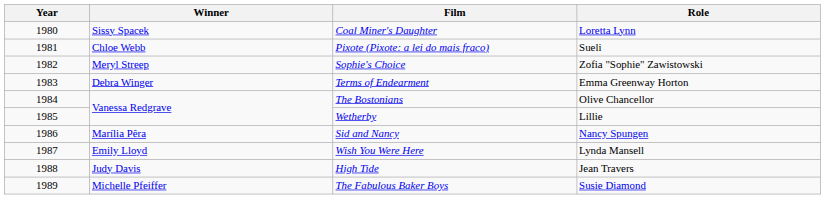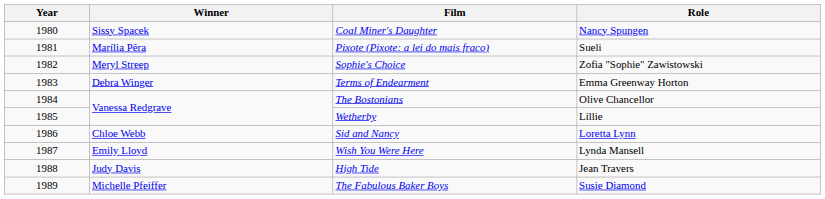(607, 30) Loretta Lynn -> (614, 30) Nancy Spungen
(119, 47) Chloe Webb -> (119, 47) Marília Pêra
(119, 133) Marília Pêra -> (119, 133) Chloe Webb
(614, 133) Nancy Spungen -> (607, 133) Loretta Lynn
